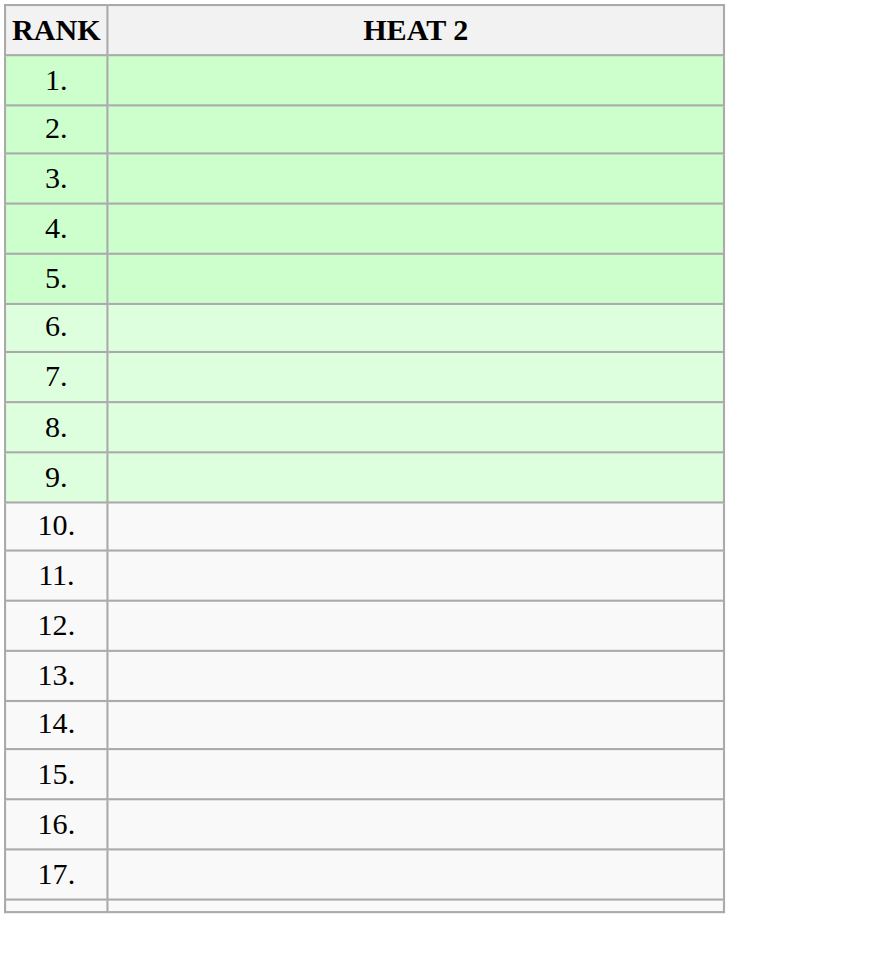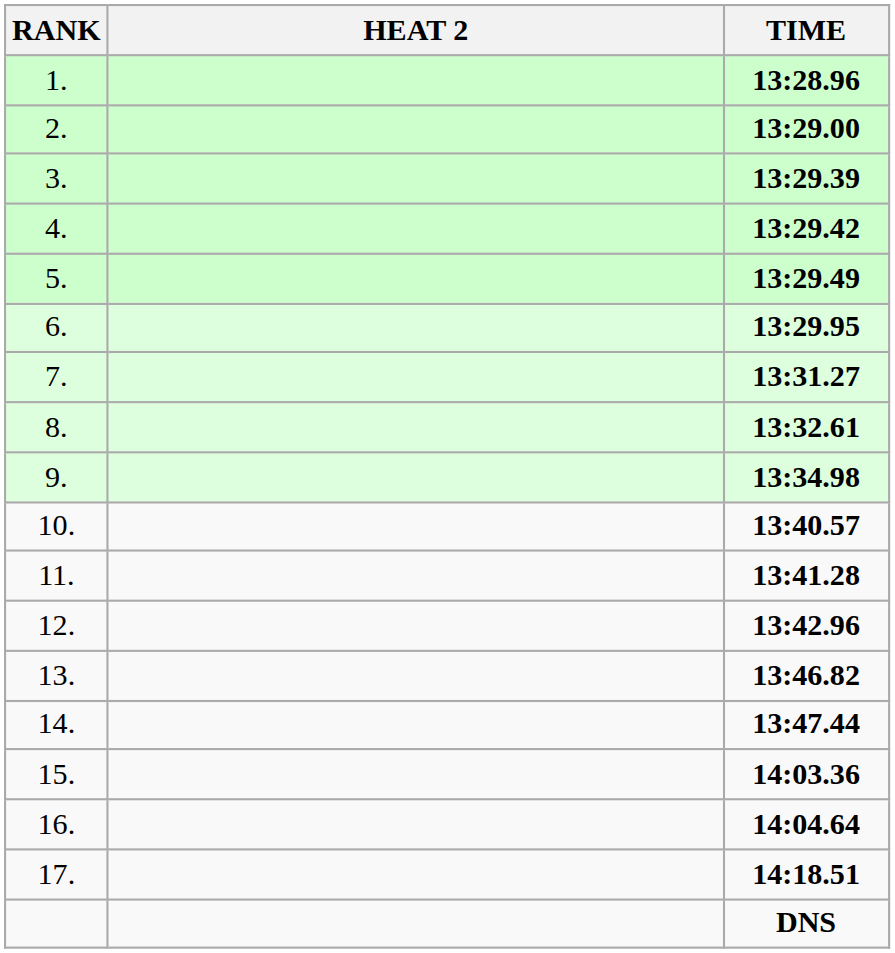+ column: (806, 29)
